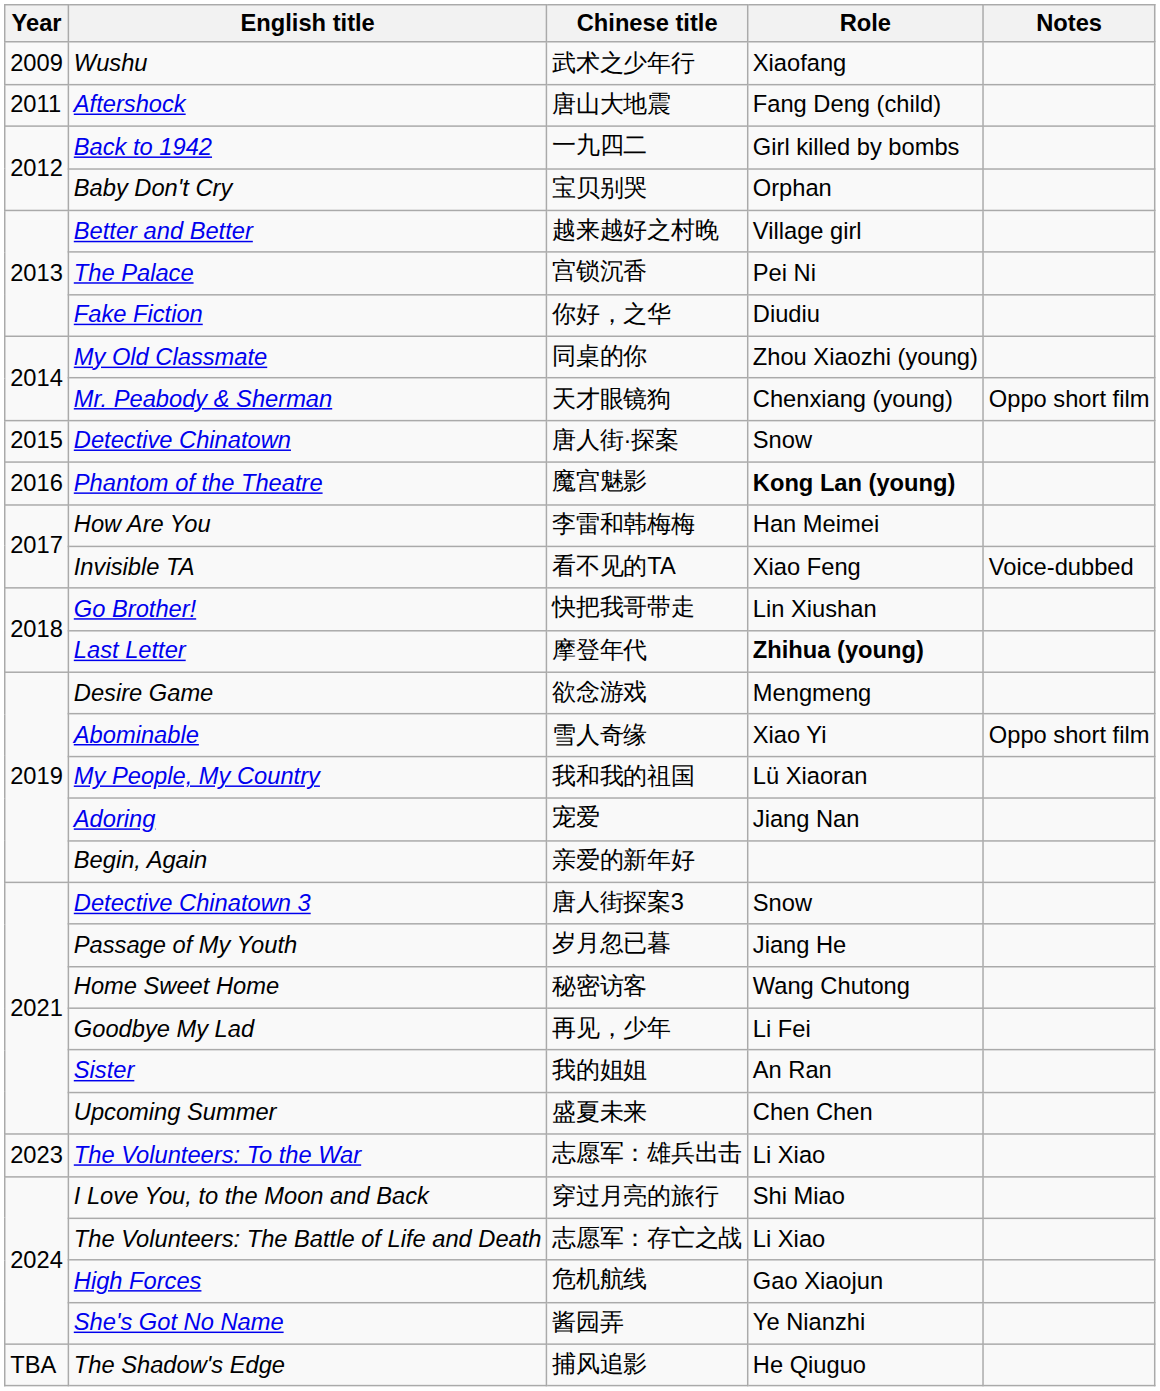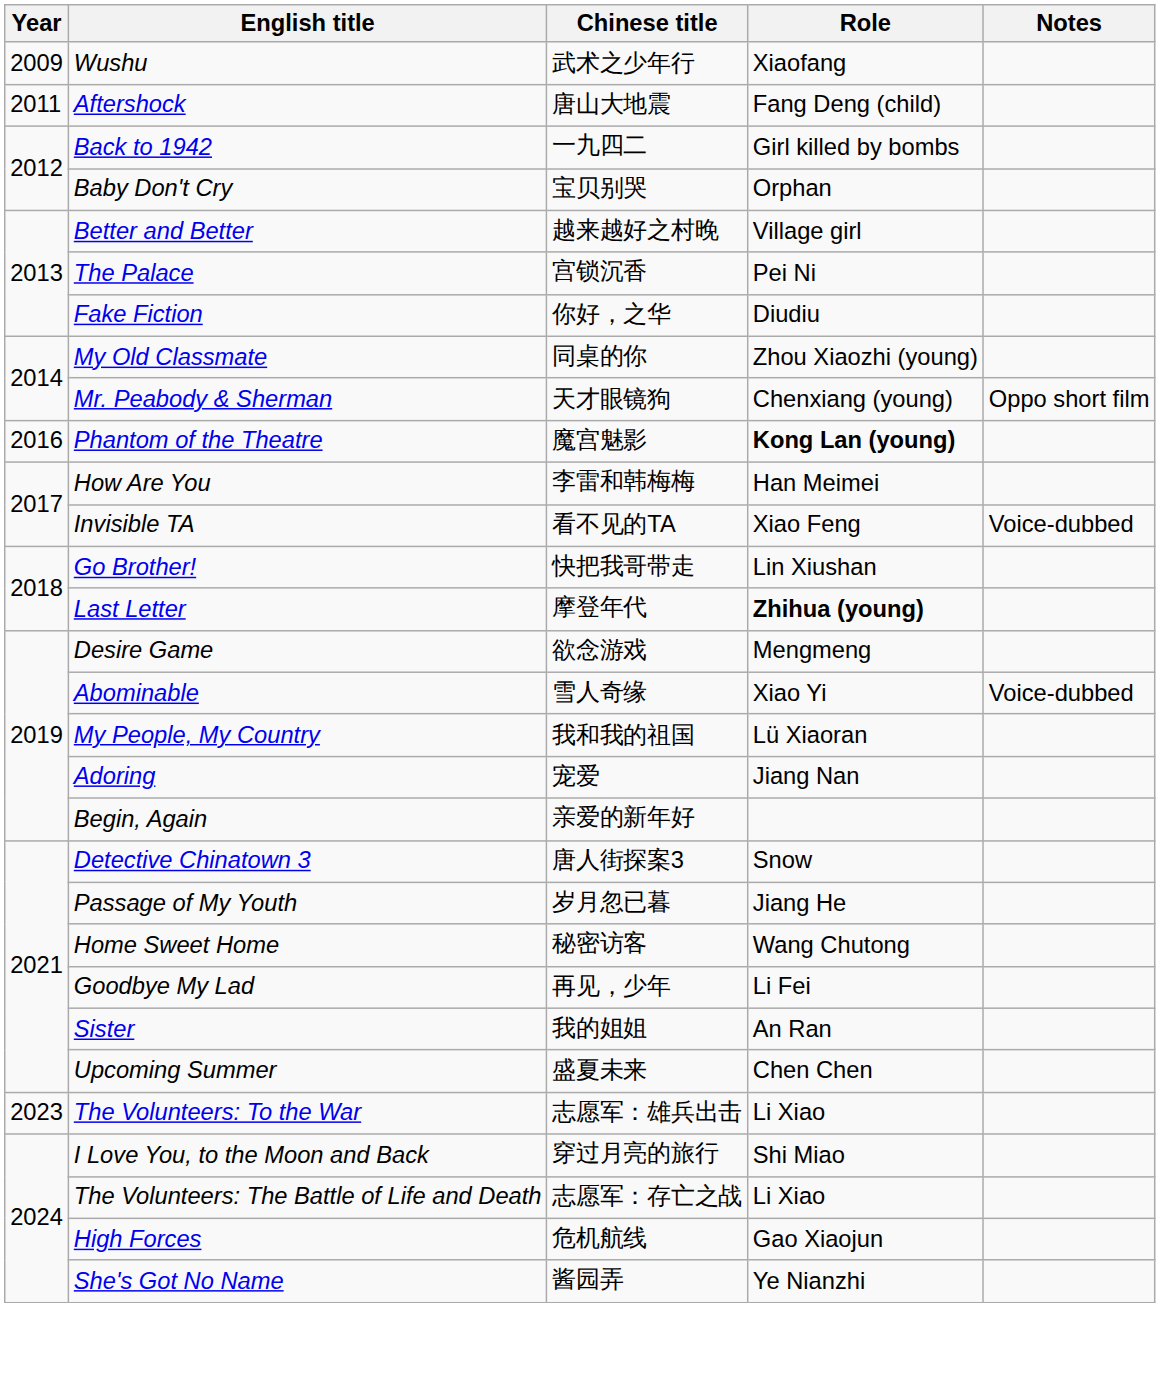- row: (182, 441)
(1069, 734) Oppo short film -> (1061, 692) Voice-dubbed
- row: (179, 1364)
